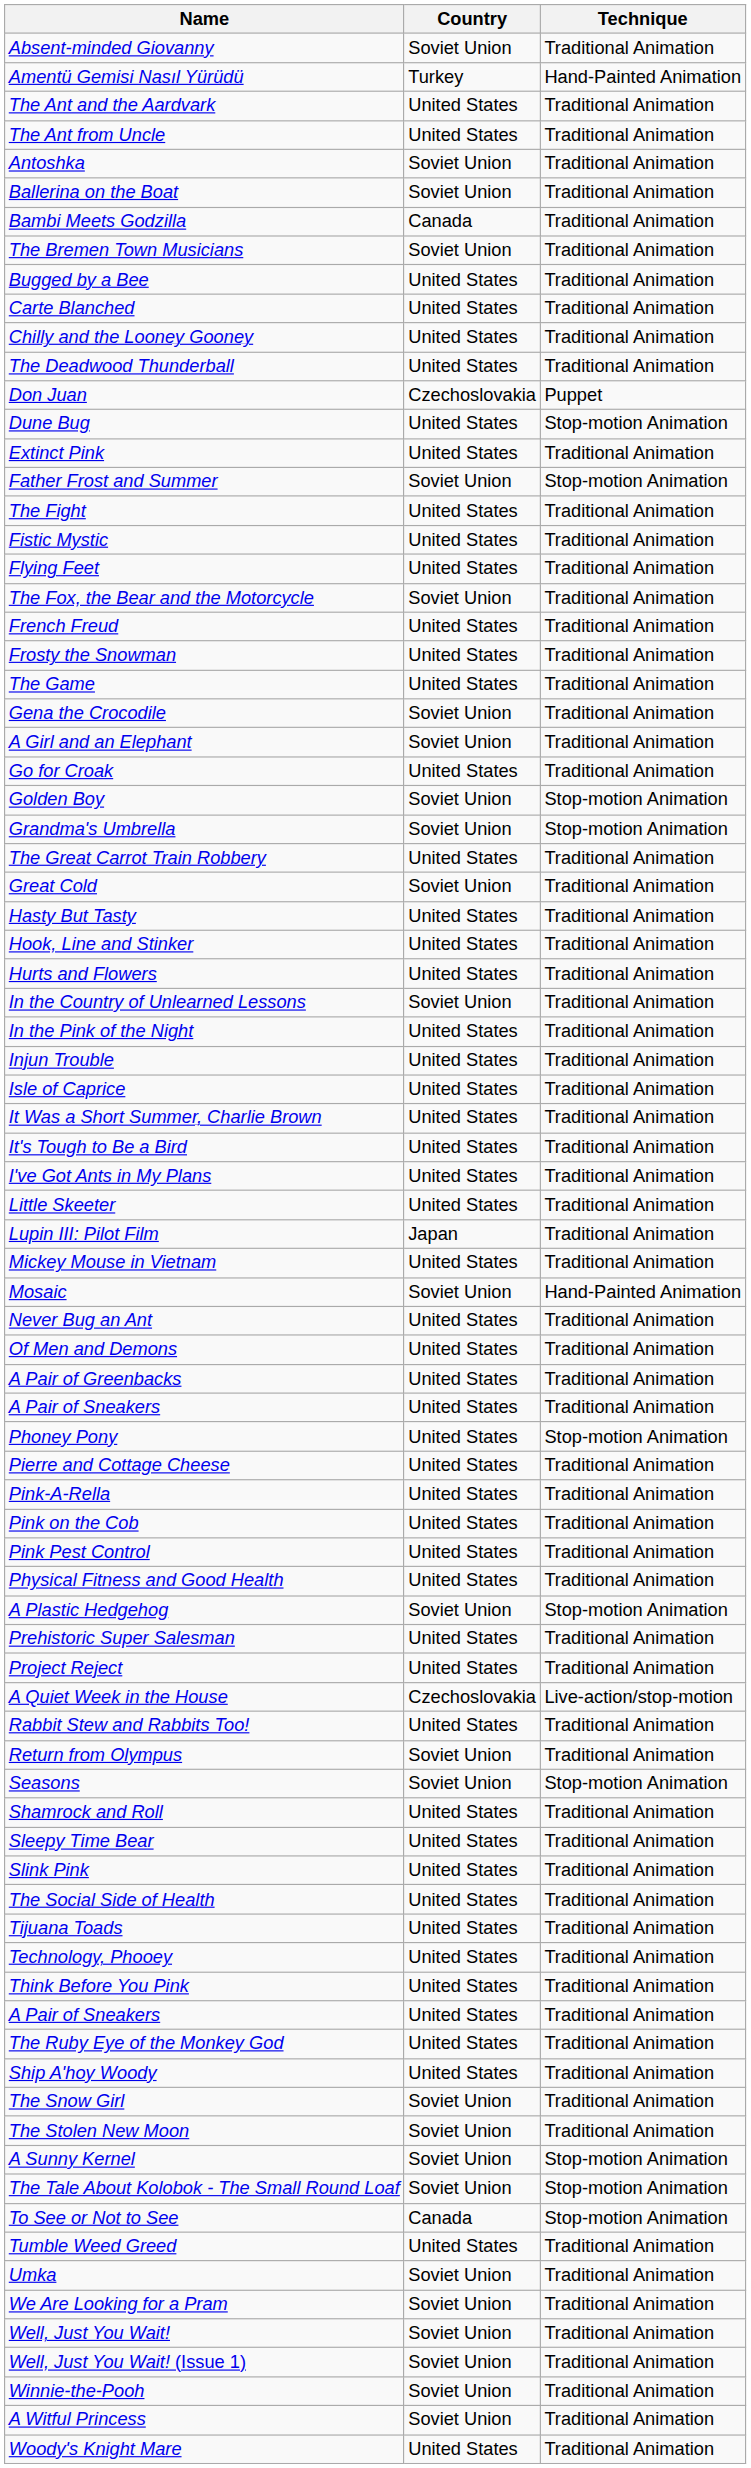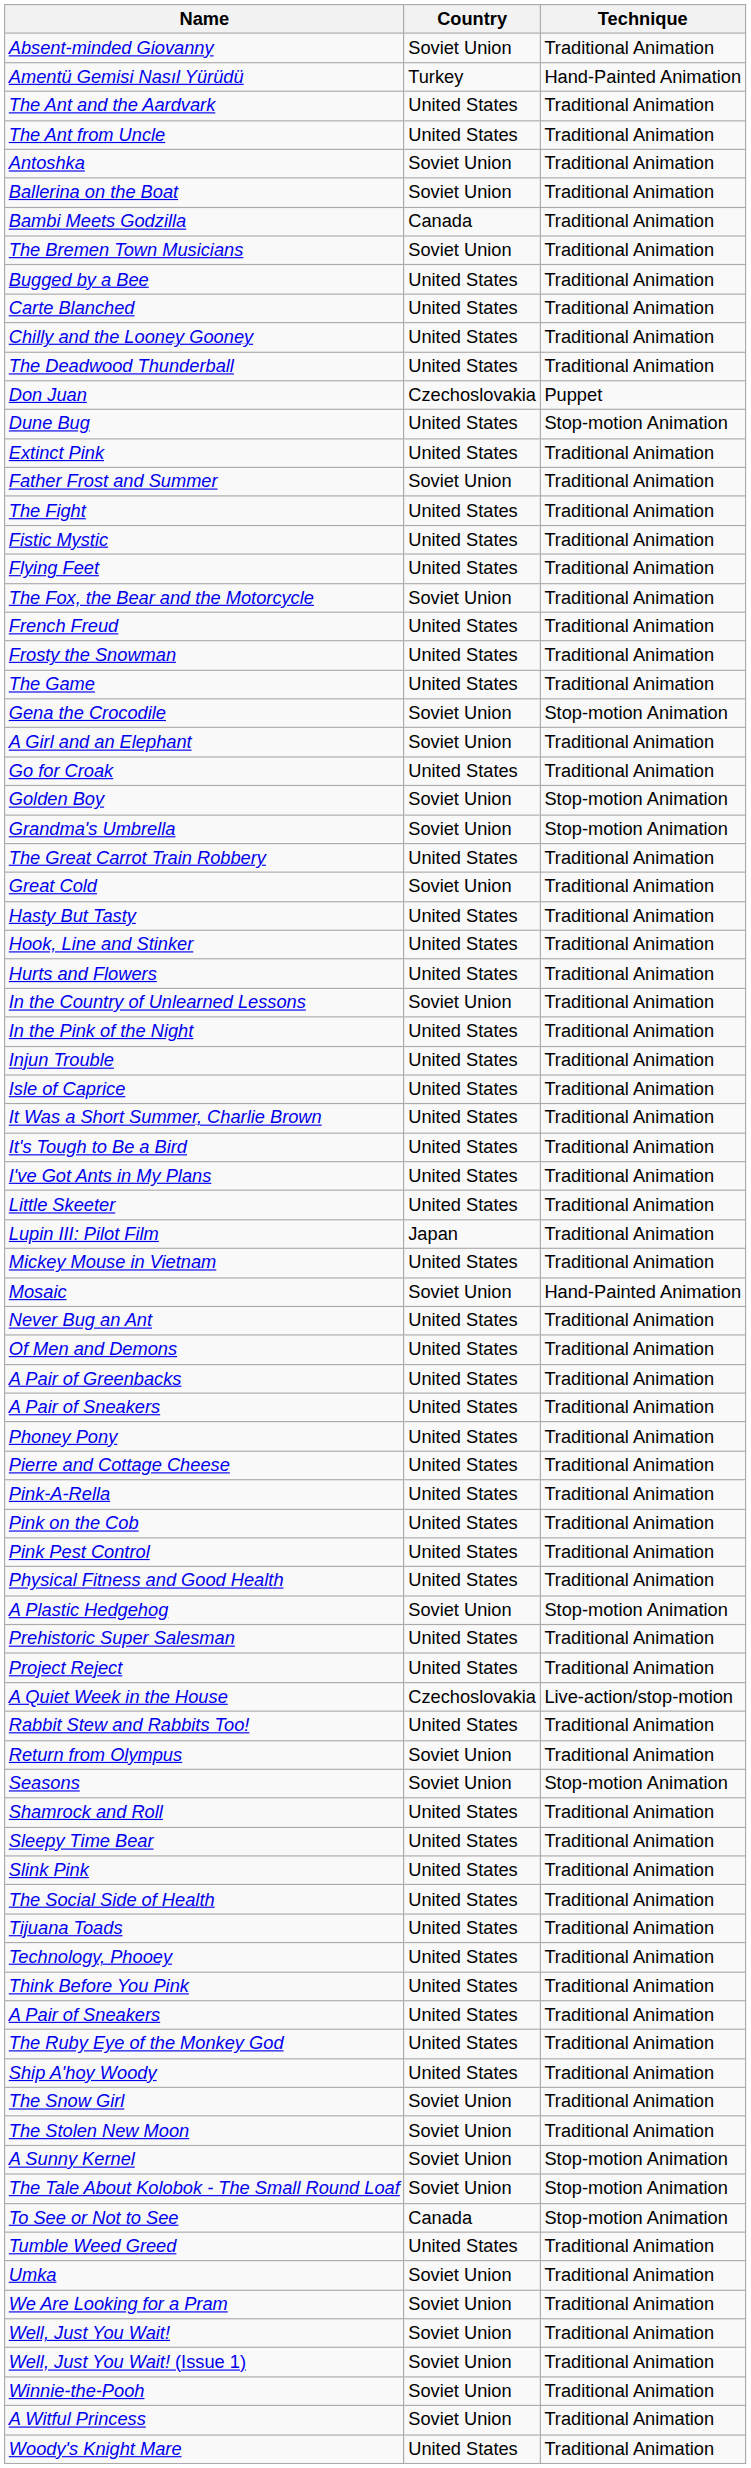(636, 481) Stop-motion Animation -> (629, 481) Traditional Animation
(629, 713) Traditional Animation -> (636, 713) Stop-motion Animation
(636, 1436) Stop-motion Animation -> (629, 1436) Traditional Animation
